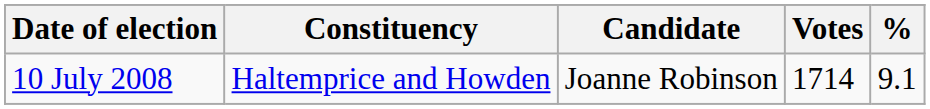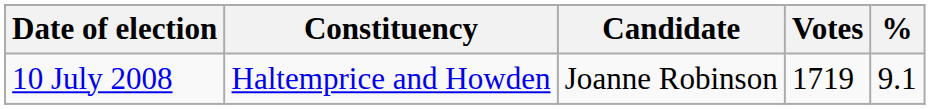(823, 78) 1714 -> (823, 78) 1719
